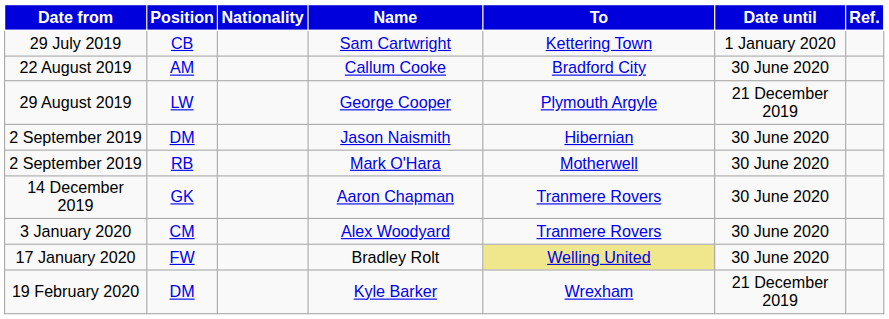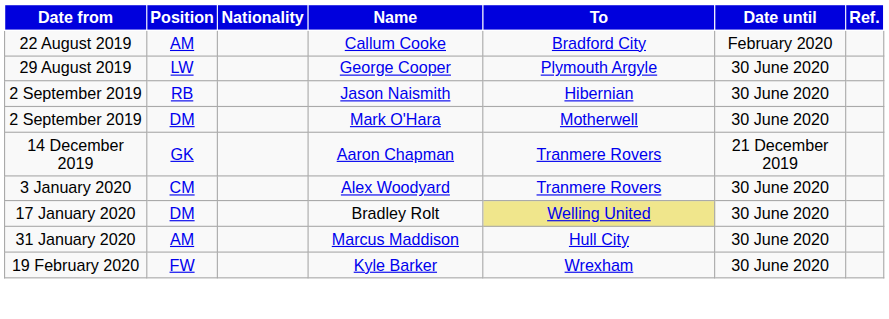- row: (395, 43)
(780, 69) 30 June 2020 -> (780, 43) February 2020
(780, 103) 21 December 2019 -> (780, 69) 30 June 2020
(182, 138) DM -> (182, 94) RB
(182, 163) RB -> (182, 120) DM
(780, 197) 30 June 2020 -> (780, 154) 21 December 2019
(182, 257) FW -> (182, 214) DM
+ row: (395, 239)
(182, 292) DM -> (182, 265) FW
(780, 292) 21 December 2019 -> (780, 265) 30 June 2020
